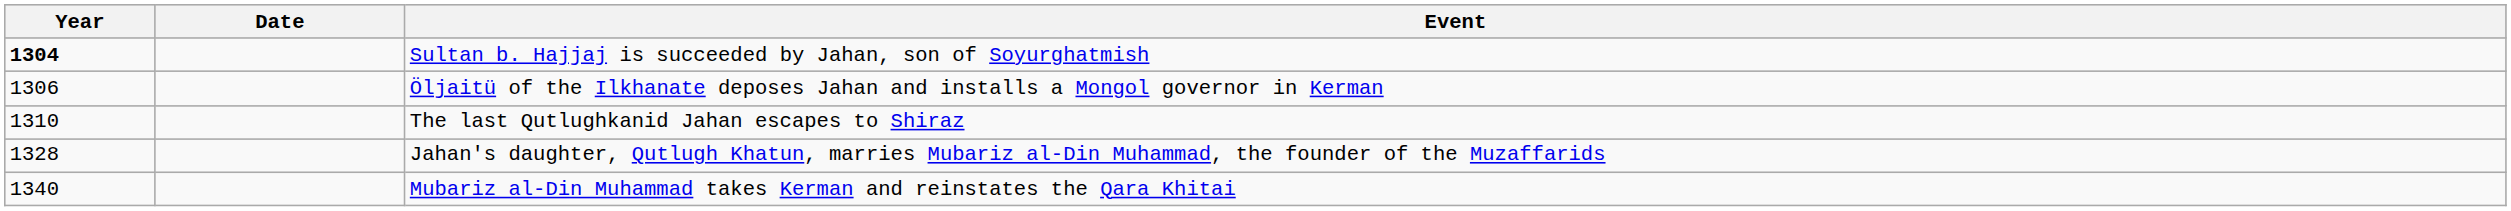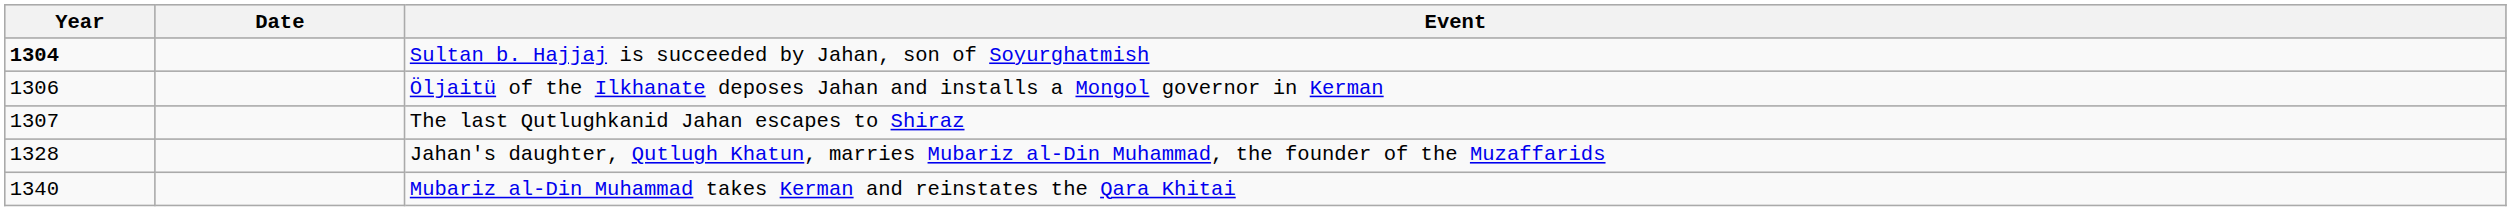(34, 122) 1310 -> (34, 122) 1307
